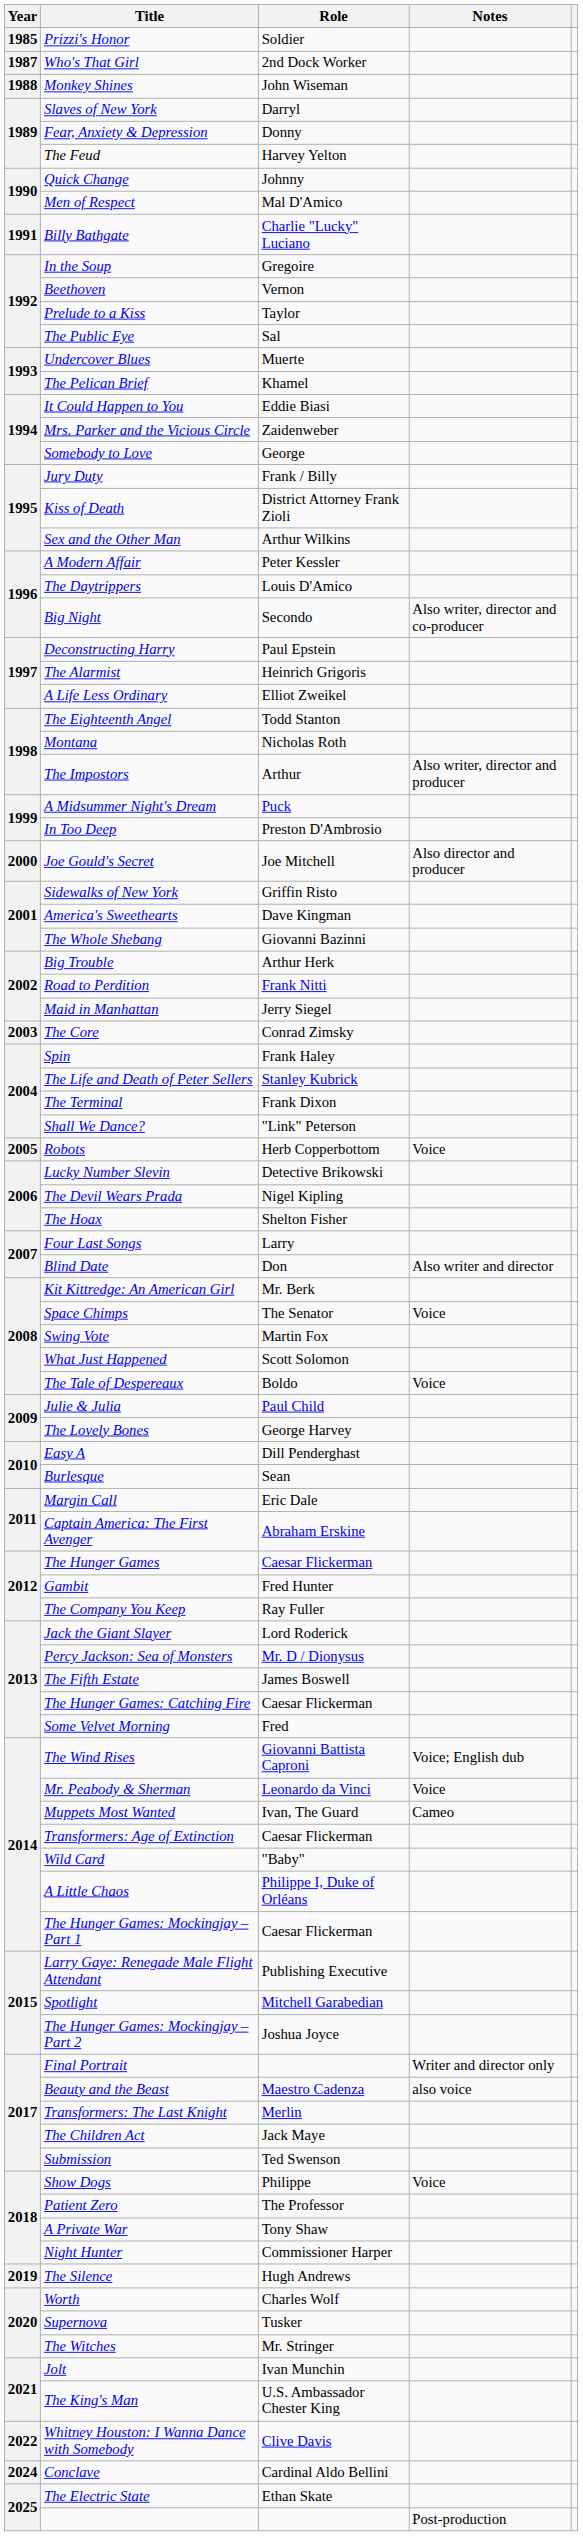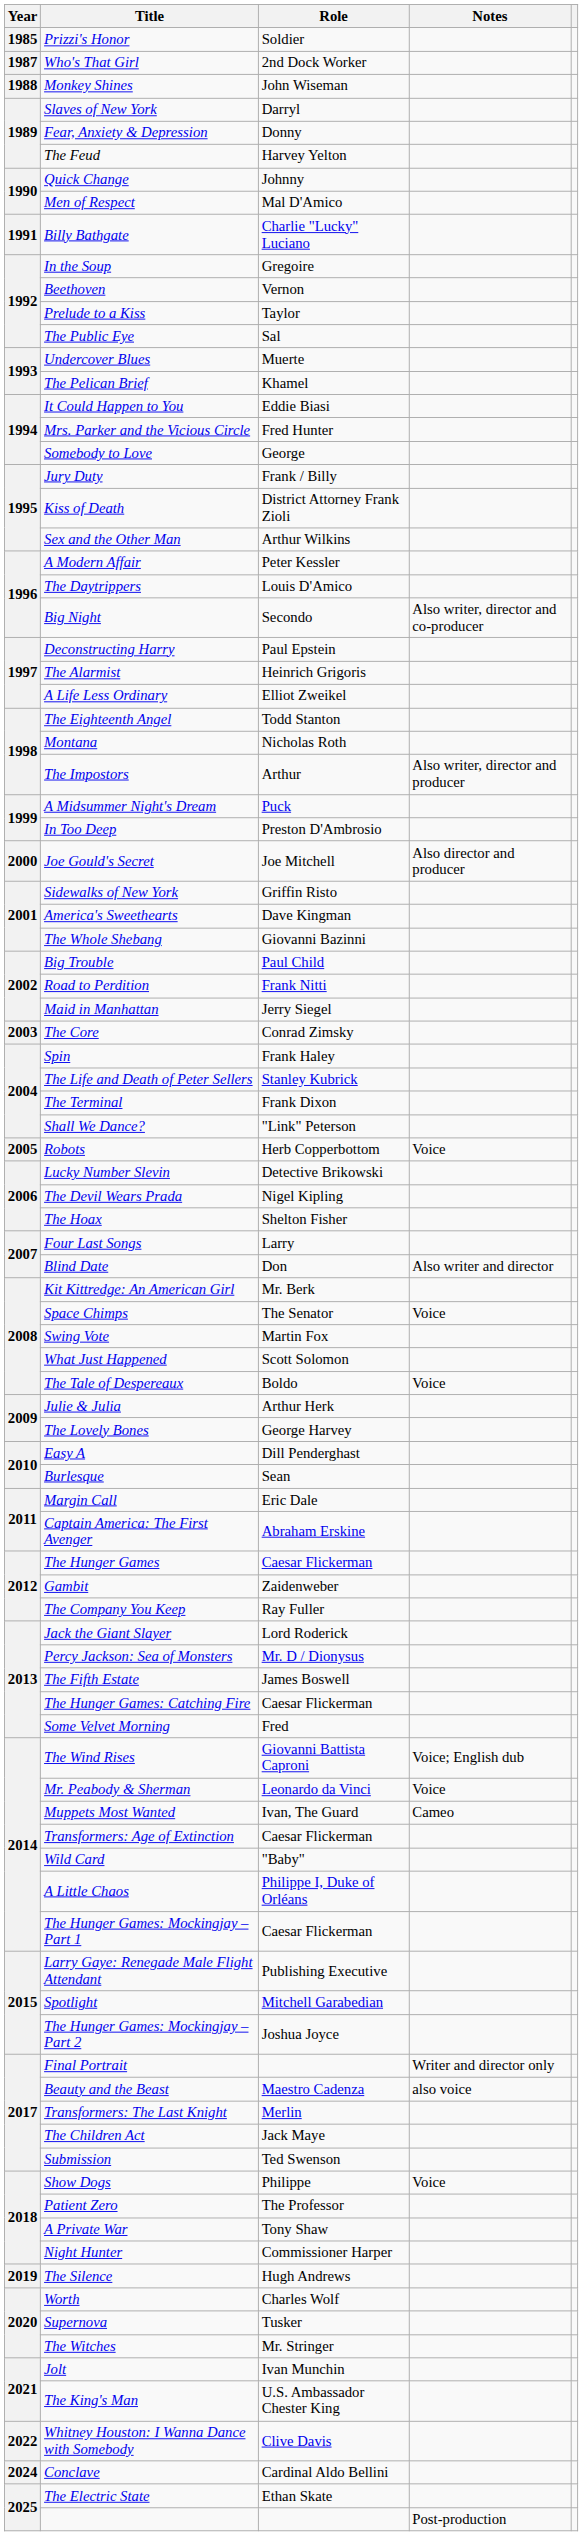(300, 429) Zaidenweber -> (297, 429) Fred Hunter
(298, 962) Arthur Herk -> (293, 962) Paul Child
(293, 1406) Paul Child -> (298, 1406) Arthur Herk
(297, 1586) Fred Hunter -> (300, 1586) Zaidenweber
